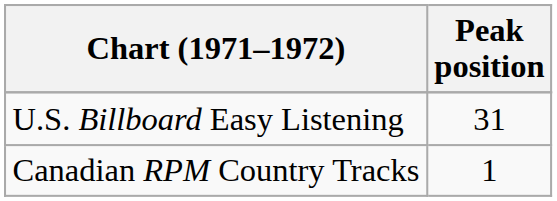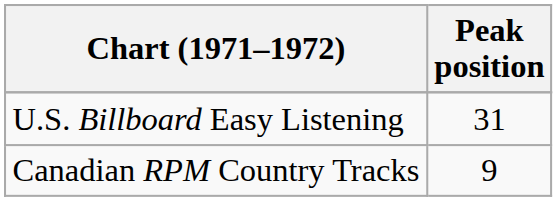(489, 169) 1 -> (489, 169) 9
